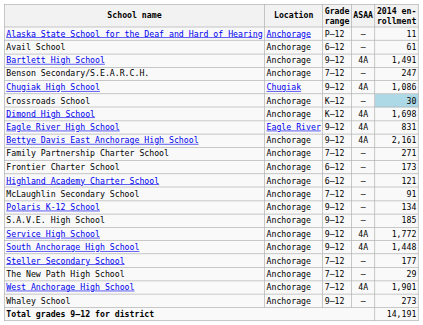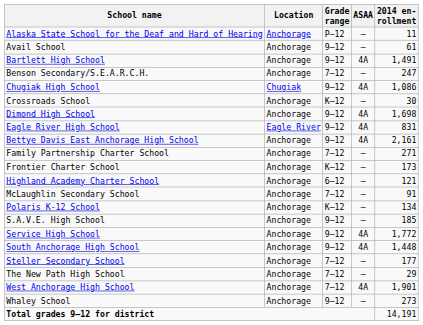(335, 47) 6–12 -> (335, 47) 9–12
(411, 101) lightblue background -> (411, 101) no background
(335, 114) K–12 -> (335, 114) 9–12
(335, 167) 6–12 -> (335, 167) K–12
(335, 207) 9–12 -> (335, 207) K–12
